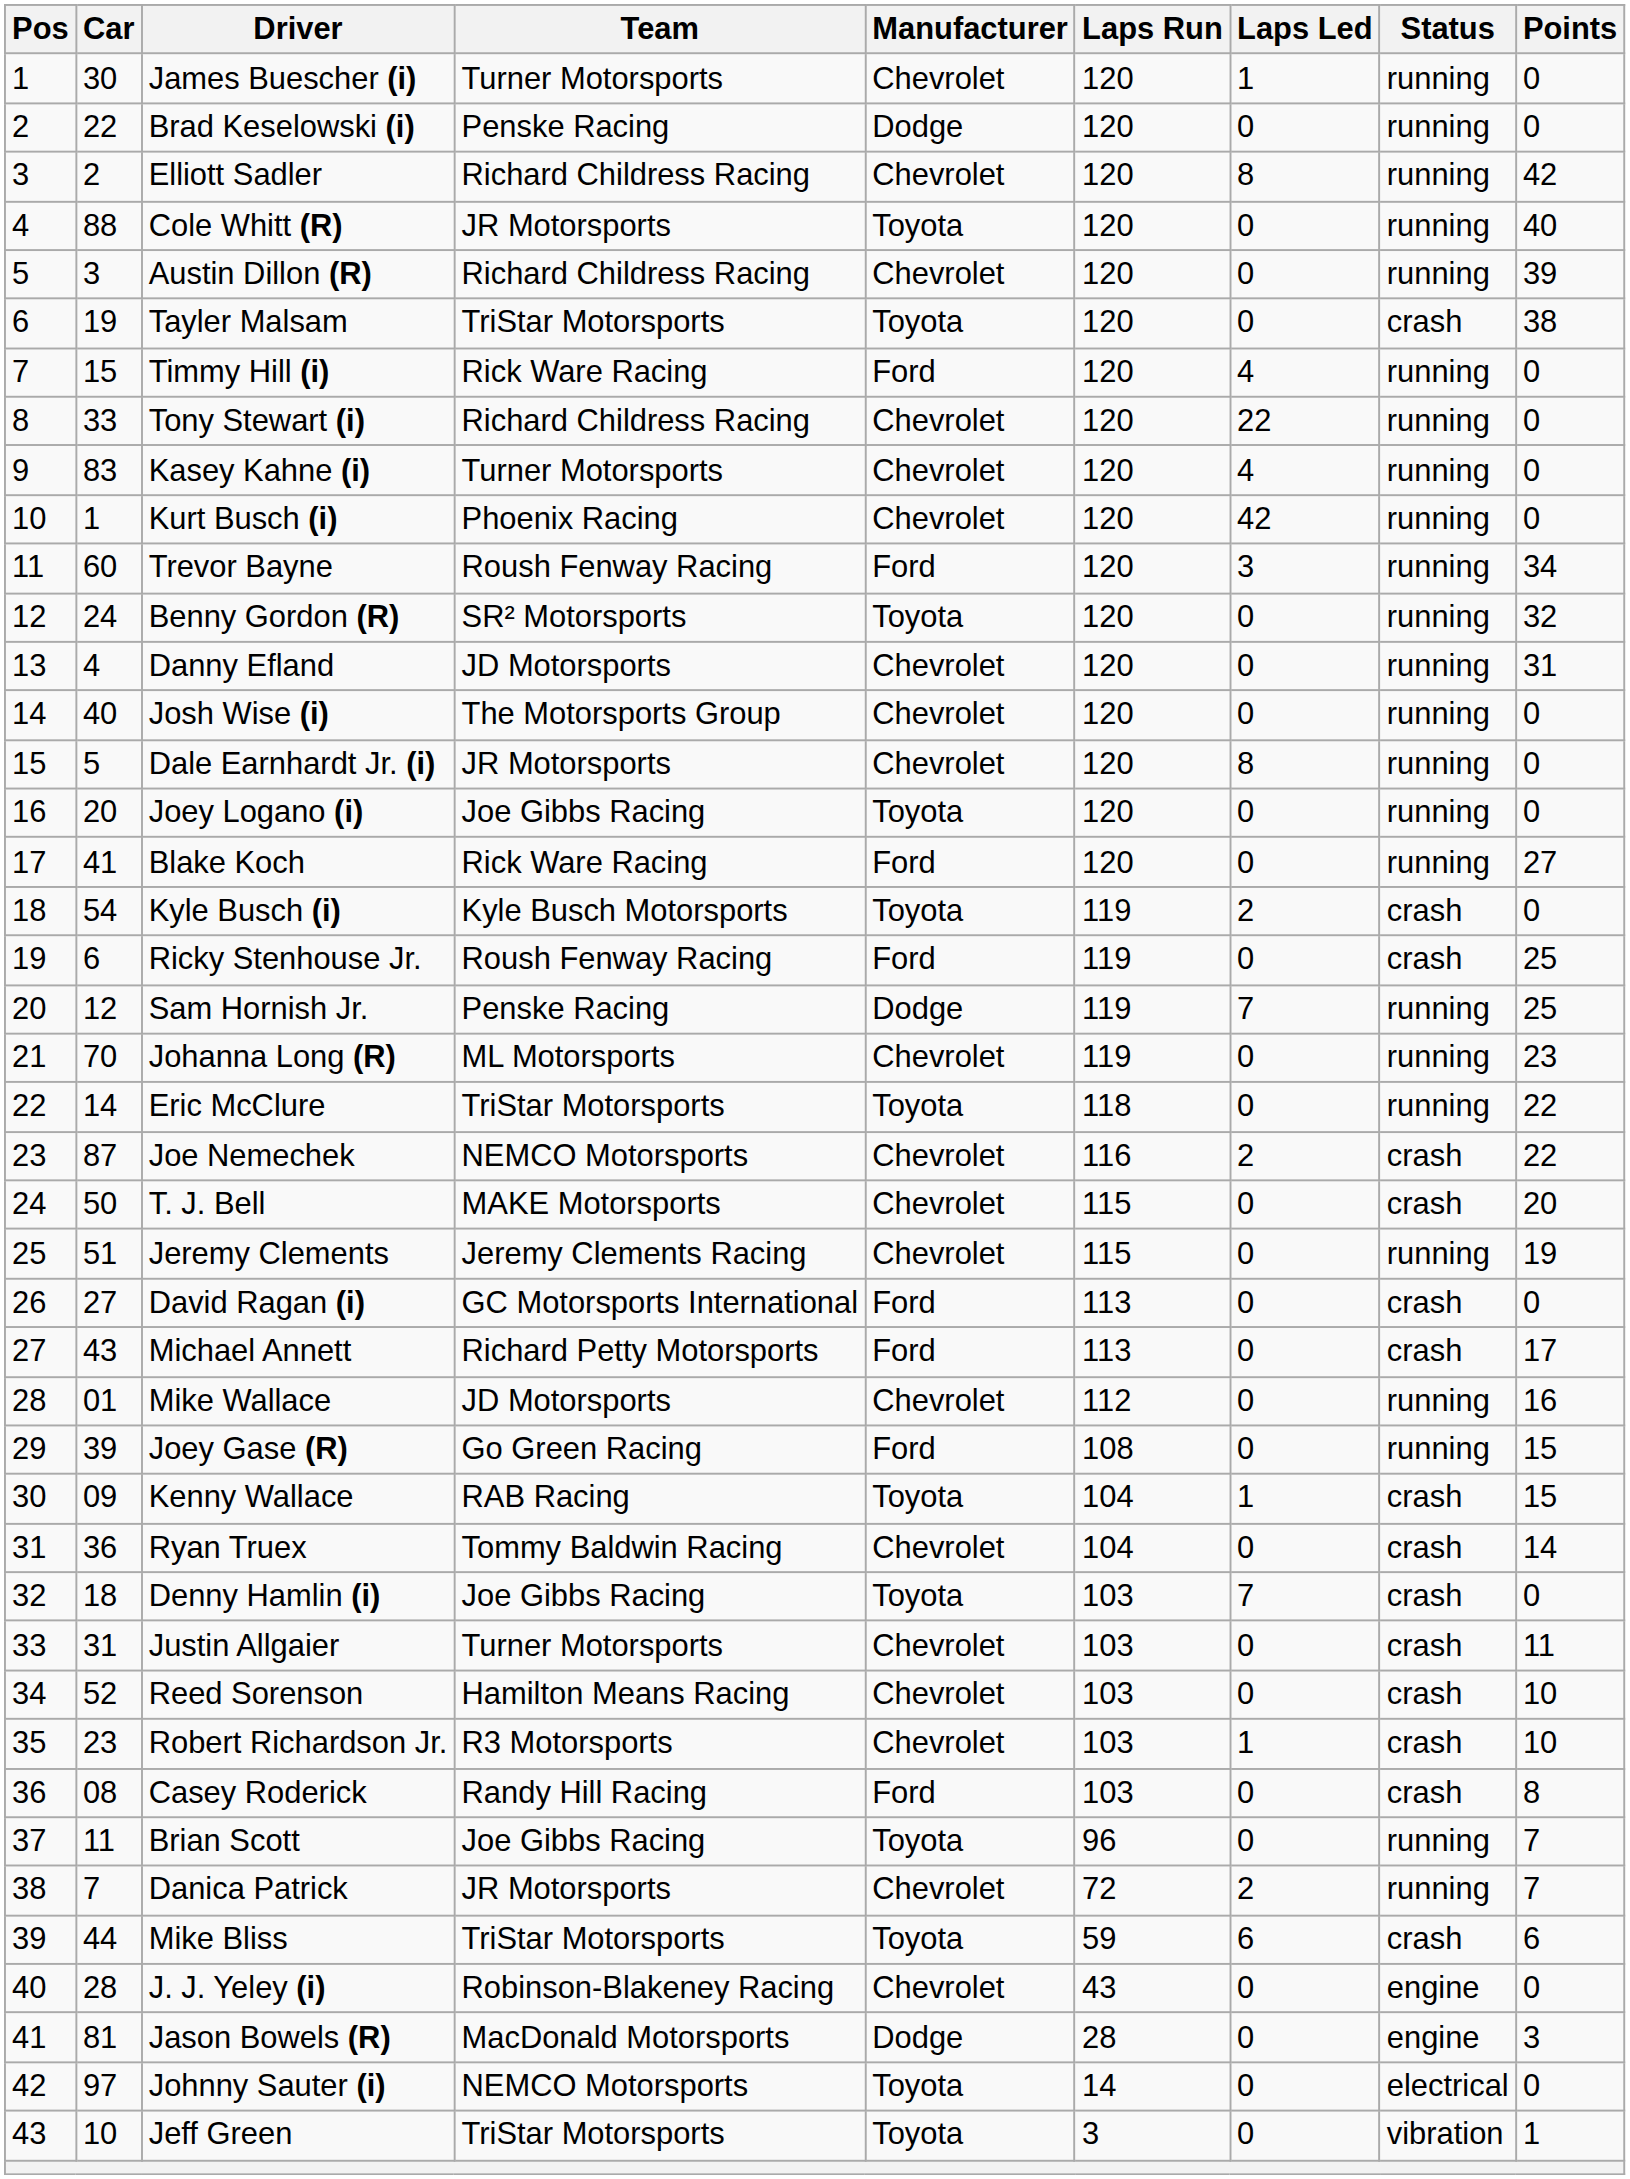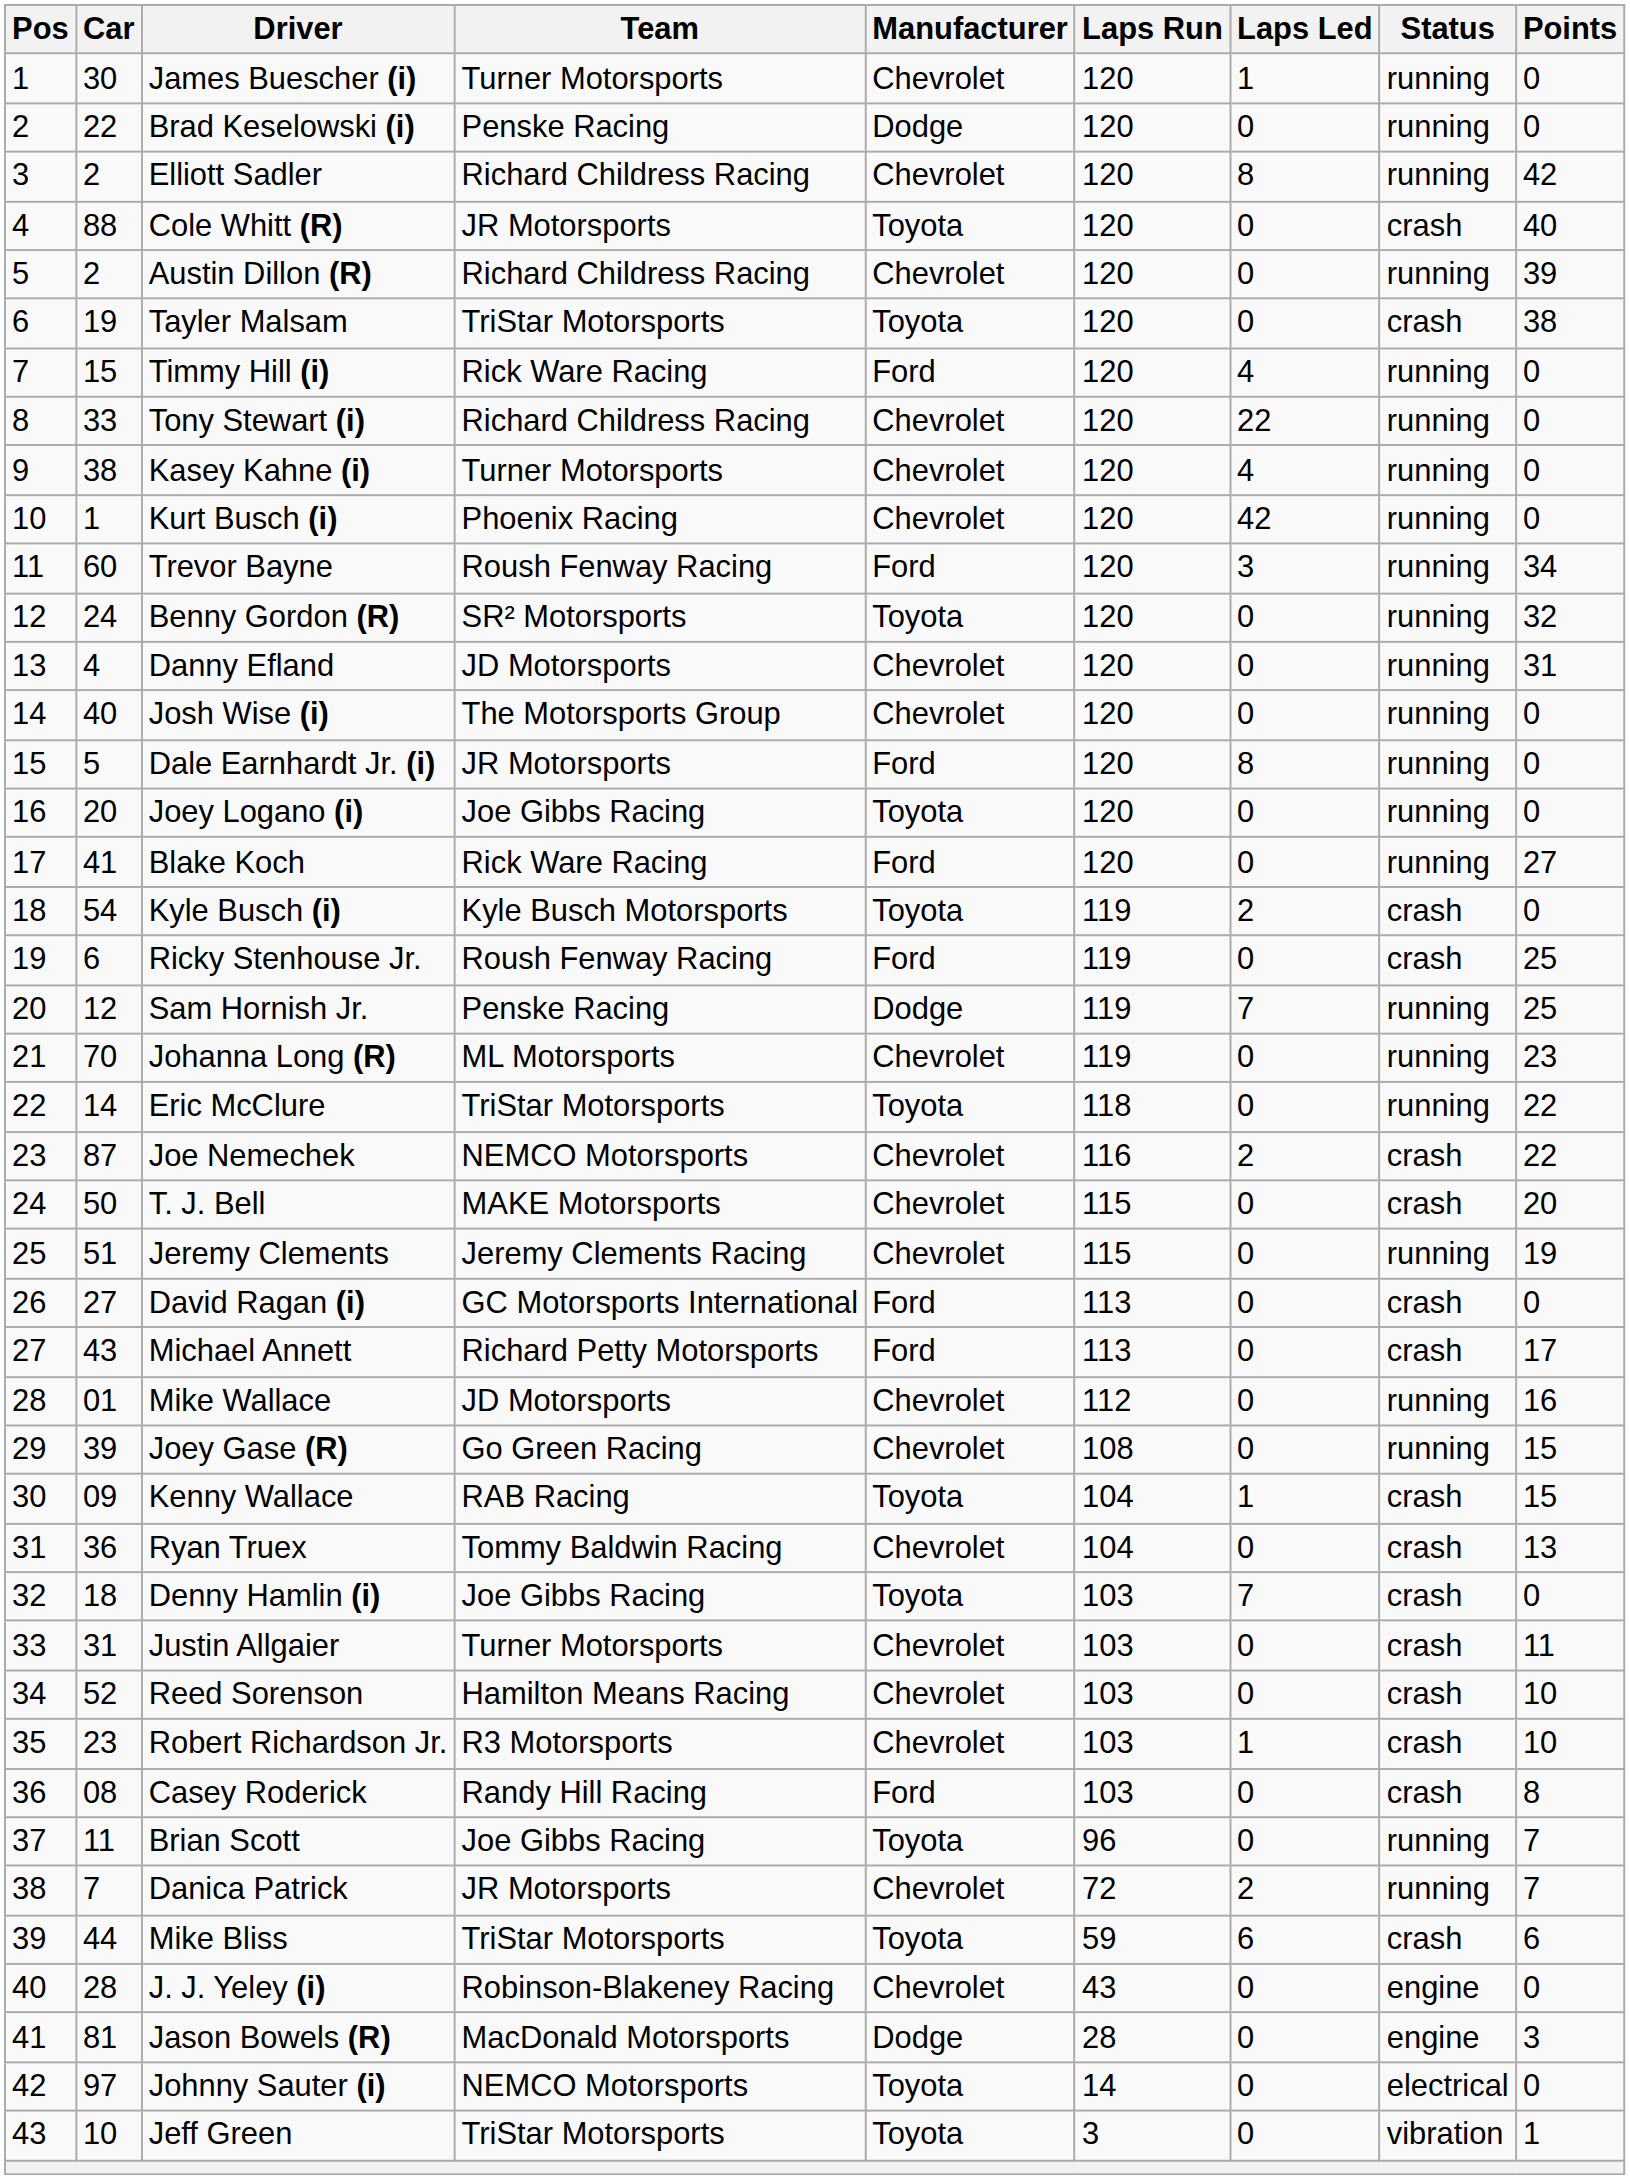(1438, 224) running -> (1425, 224) crash
(92, 273) 3 -> (92, 273) 2
(100, 469) 83 -> (100, 469) 38
(938, 763) Chevrolet -> (904, 763) Ford
(904, 1449) Ford -> (938, 1449) Chevrolet
(1540, 1547) 14 -> (1540, 1547) 13
